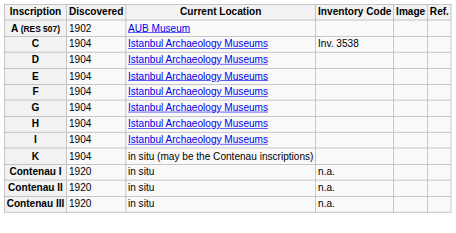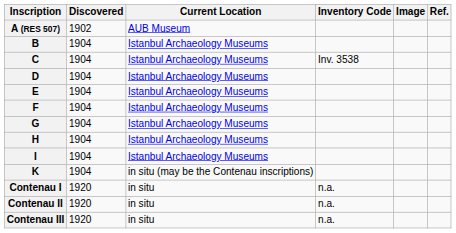+ row: (35, 44)
